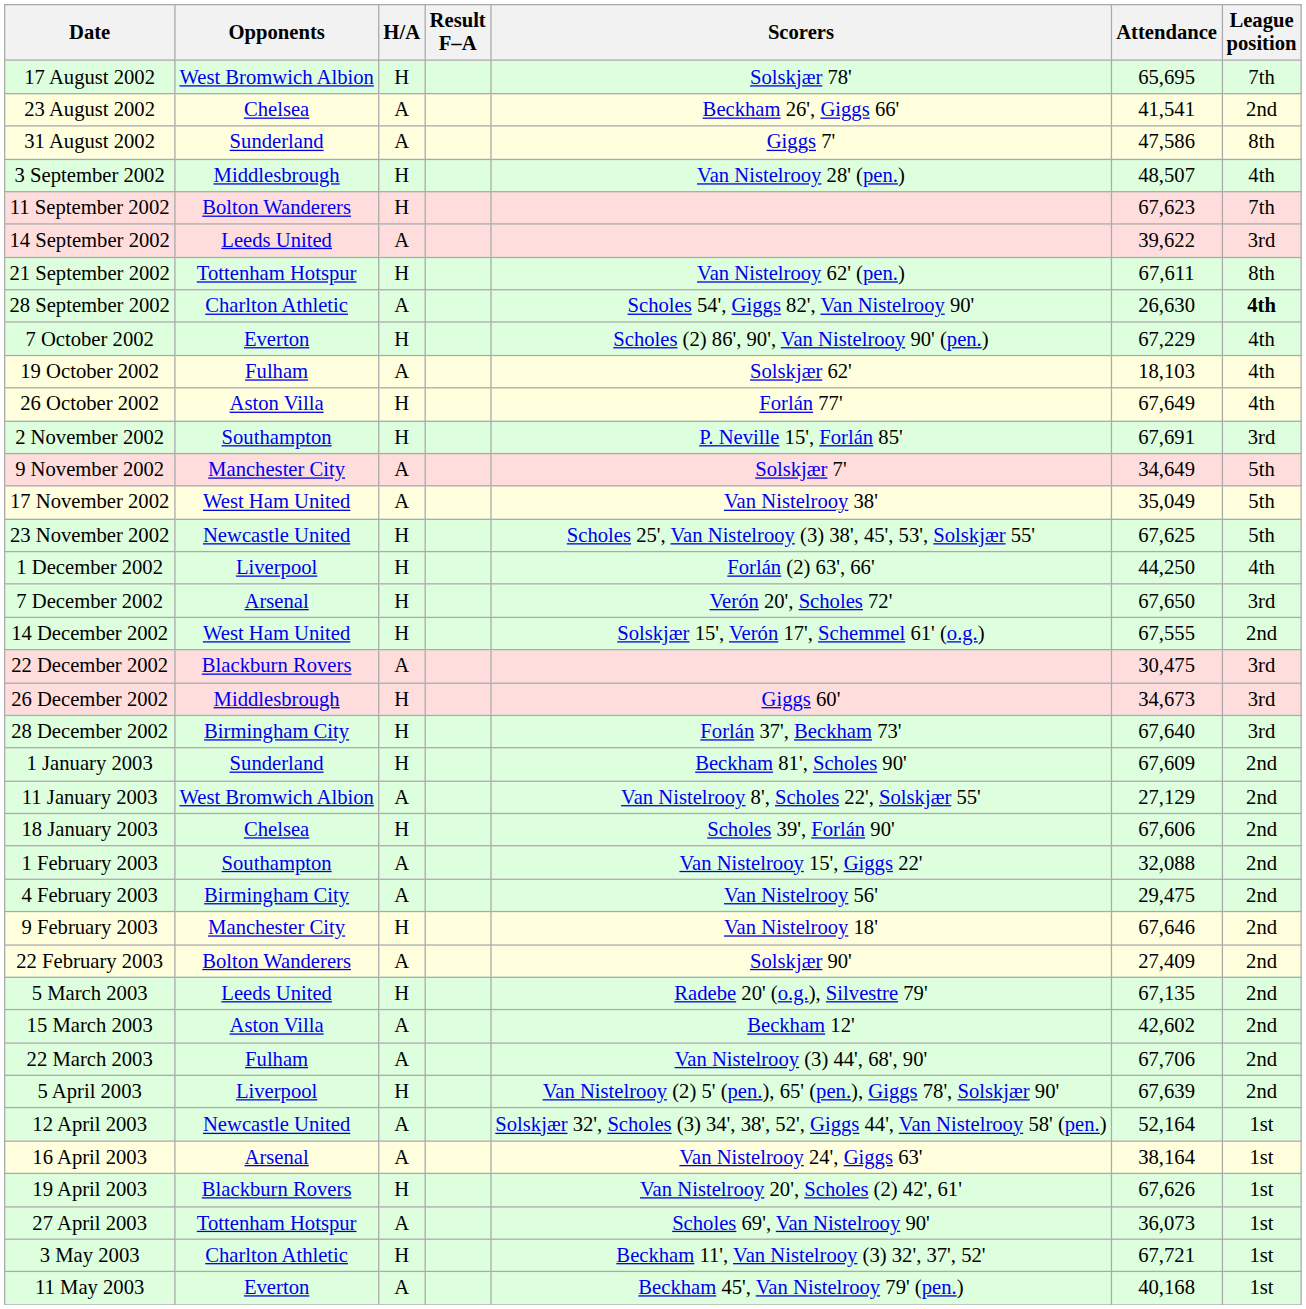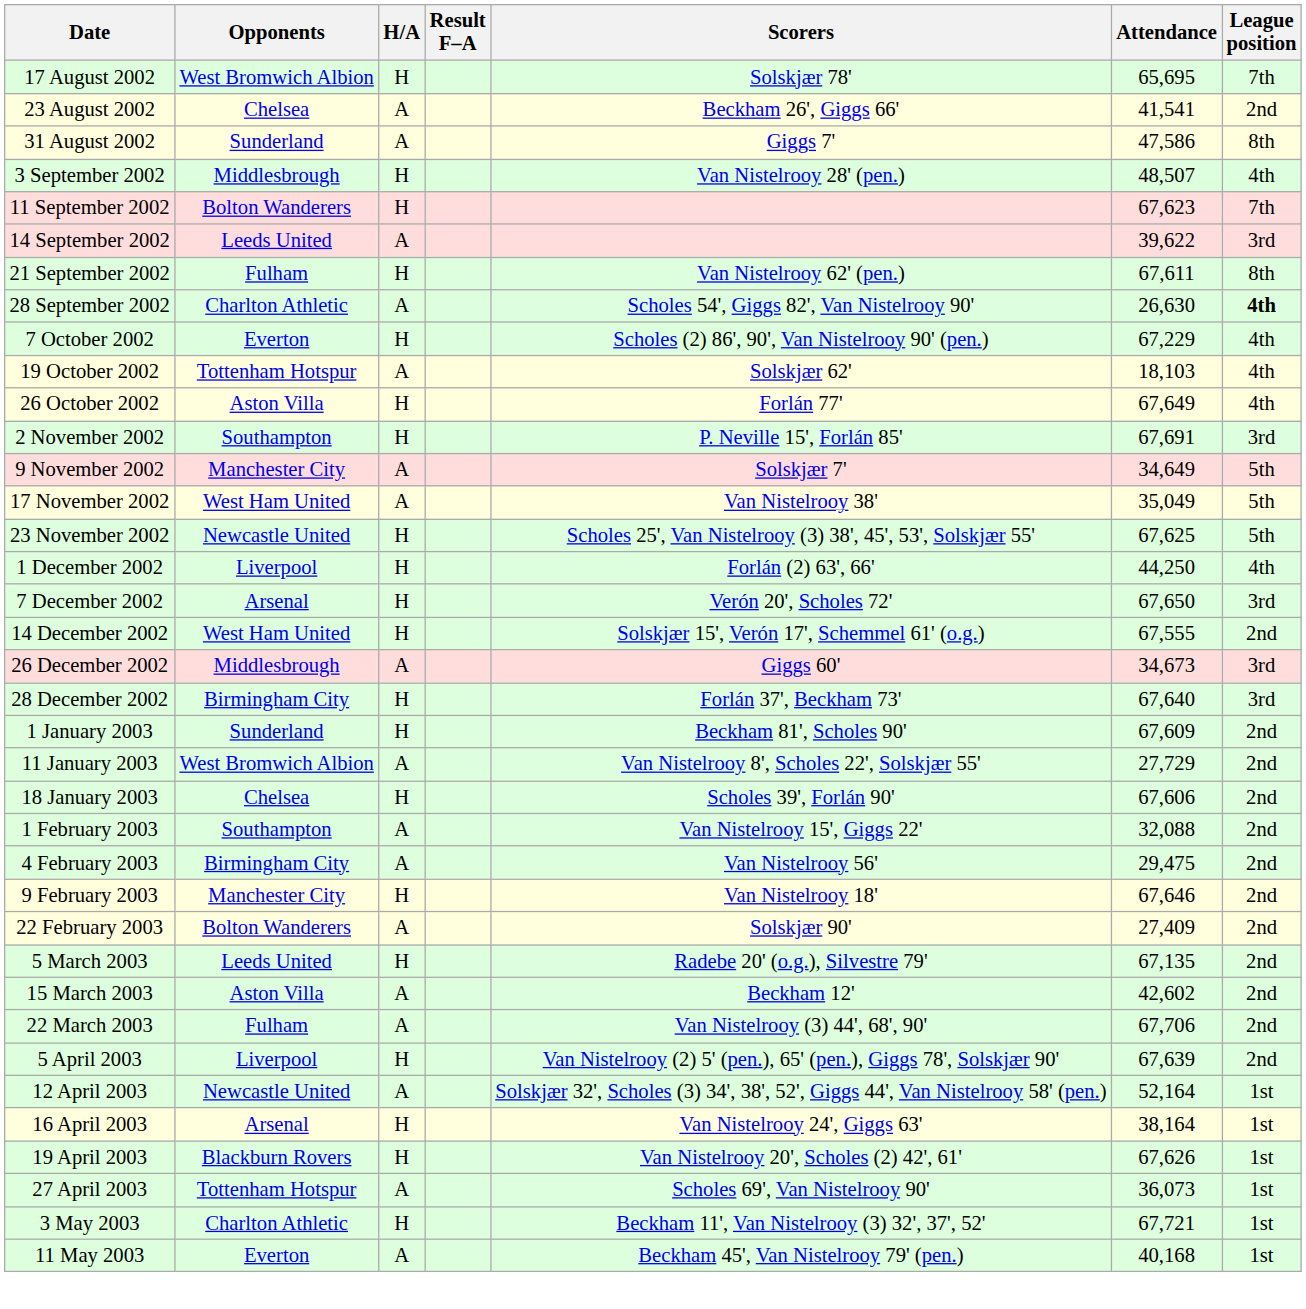(277, 273) Tottenham Hotspur -> (277, 273) Fulham
(277, 371) Fulham -> (277, 371) Tottenham Hotspur
- row: (90, 666)
(402, 698) H -> (402, 666) A
(1167, 796) 27,129 -> (1167, 764) 27,729
(402, 1157) A -> (402, 1124) H
